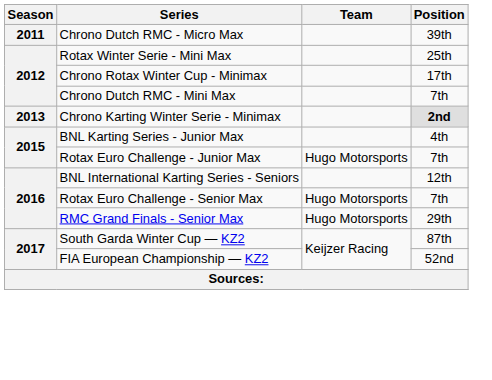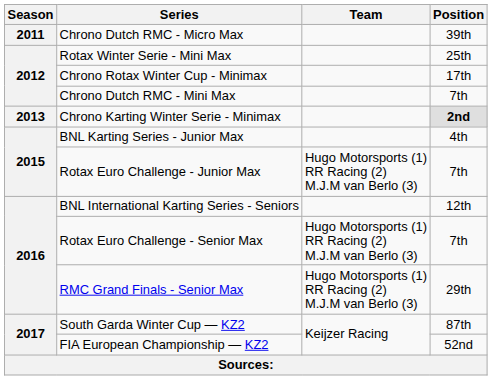(356, 157) Hugo Motorsports -> (366, 171) Hugo Motorsports (1) RR Racing (2) M.J.M van Berlo (3)
(356, 198) Hugo Motorsports -> (366, 240) Hugo Motorsports (1) RR Racing (2) M.J.M van Berlo (3)
(356, 218) Hugo Motorsports -> (366, 289) Hugo Motorsports (1) RR Racing (2) M.J.M van Berlo (3)
